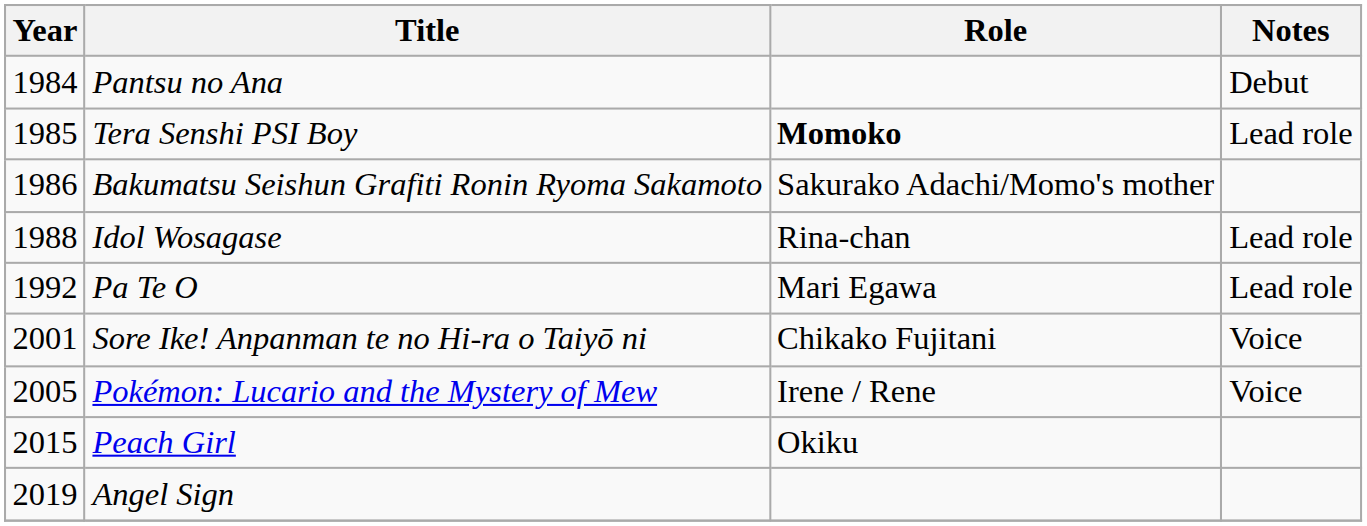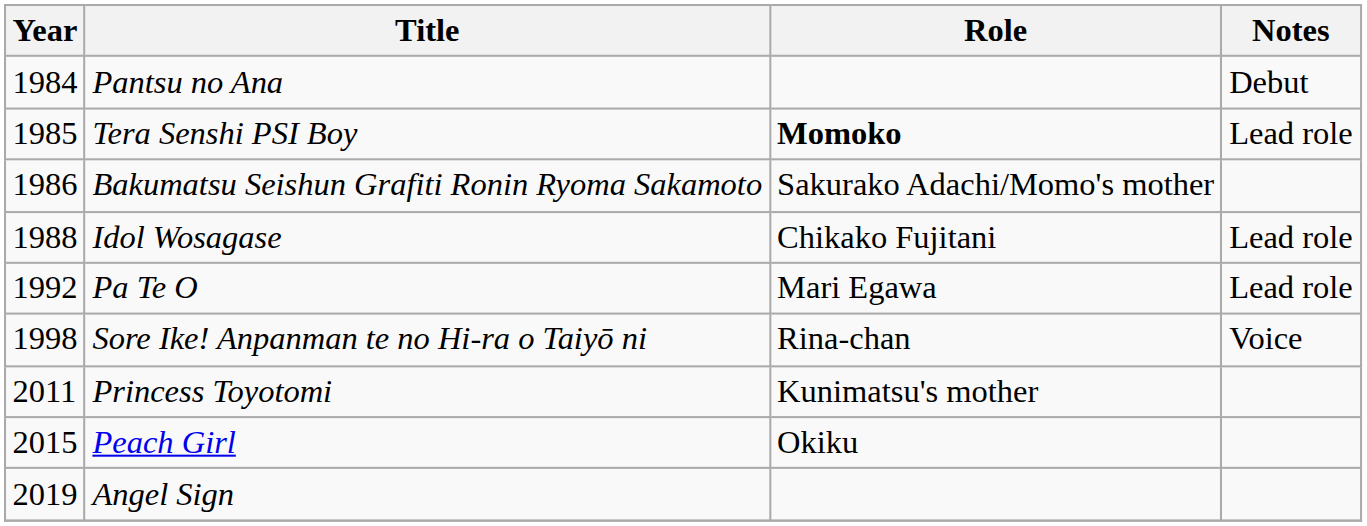(844, 236) Rina-chan -> (887, 236) Chikako Fujitani
(45, 339) 2001 -> (45, 339) 1998
(887, 339) Chikako Fujitani -> (844, 339) Rina-chan
- row: (375, 390)
+ row: (212, 390)
